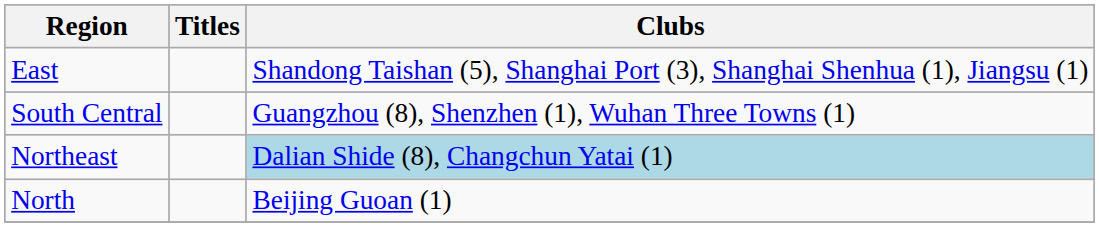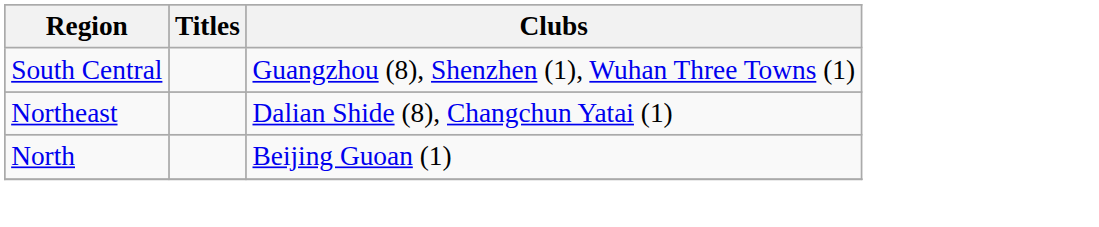- row: (35, 69)
(463, 156) lightblue background -> (463, 112) no background
